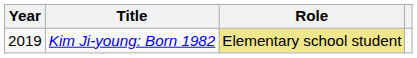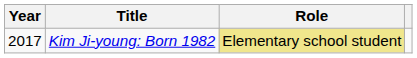(25, 40) 2019 -> (25, 40) 2017
